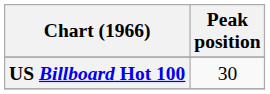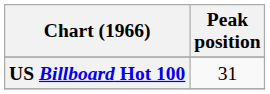(227, 72) 30 -> (227, 72) 31
